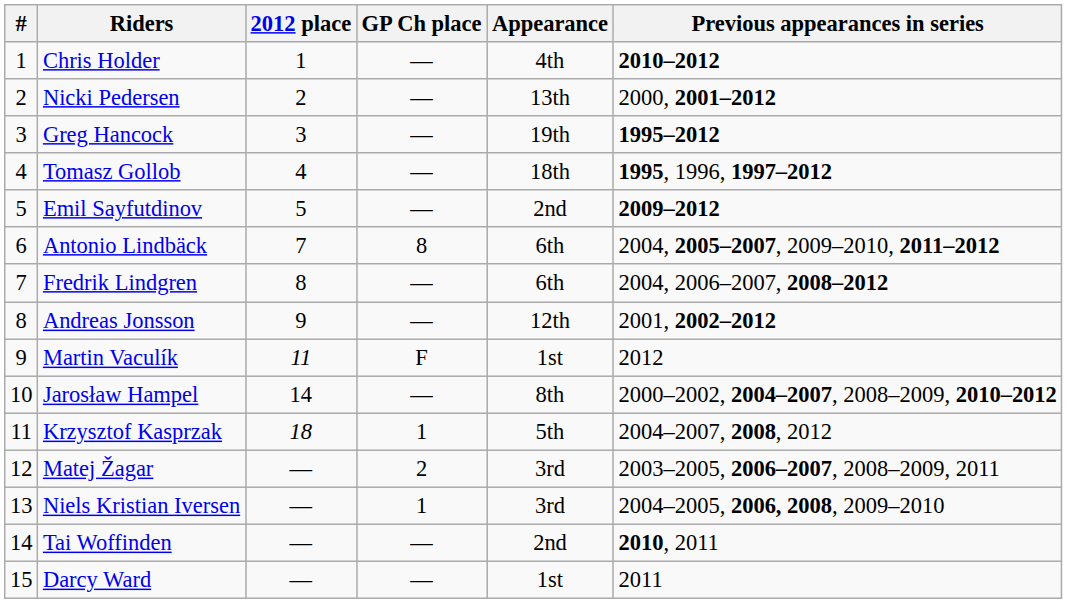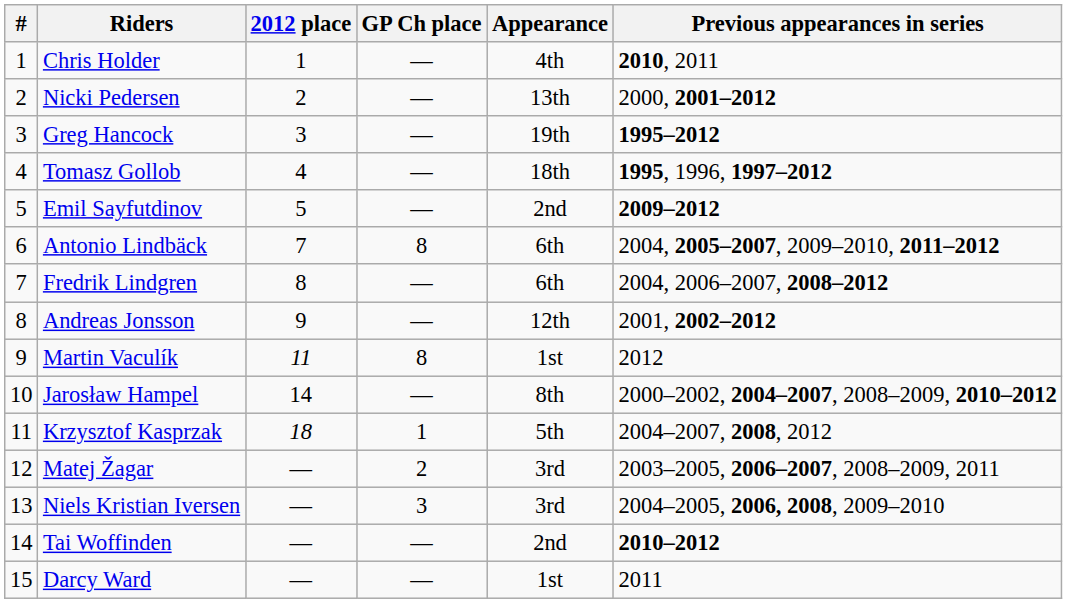(669, 60) 2010–2012 -> (669, 60) 2010, 2011
(422, 357) F -> (422, 357) 8
(422, 505) 1 -> (422, 505) 3
(669, 542) 2010, 2011 -> (669, 542) 2010–2012
